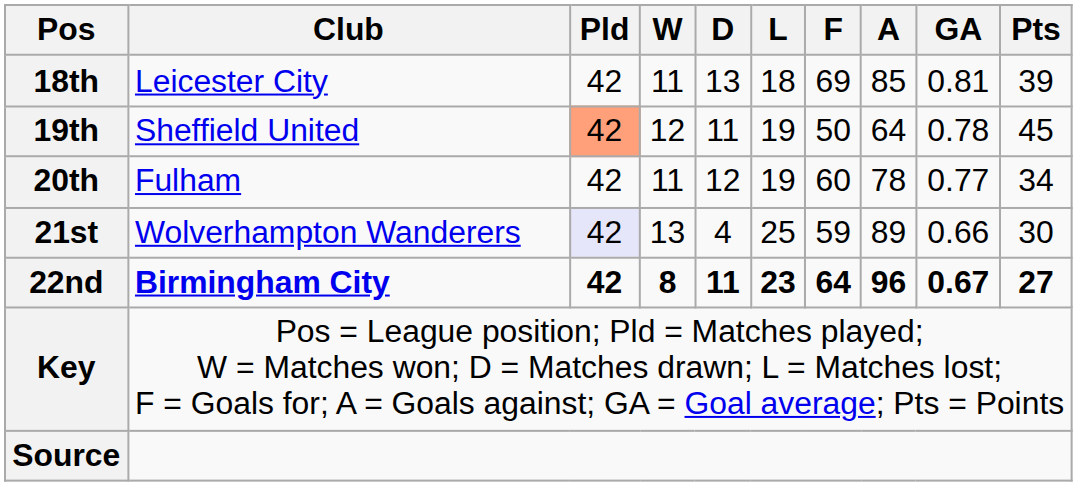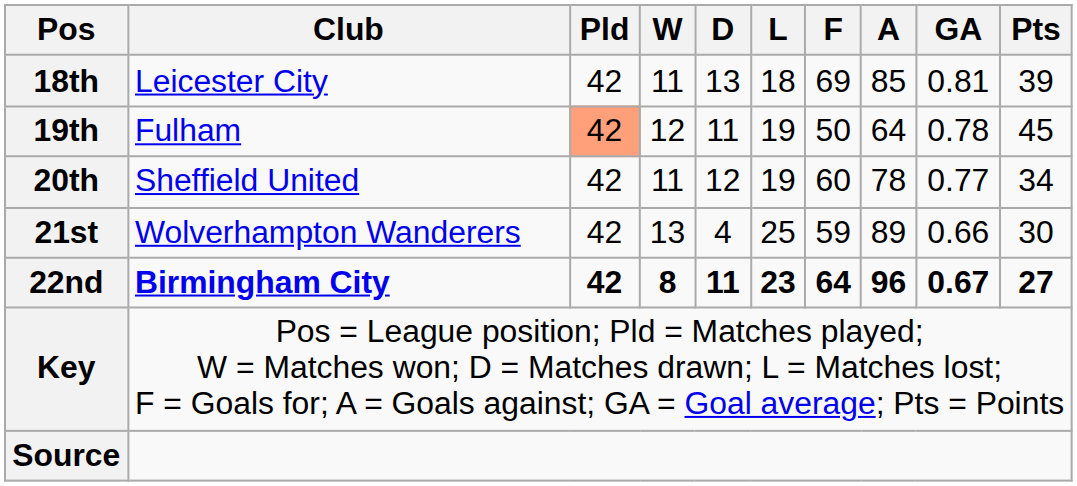(247, 130) Sheffield United -> (188, 130) Fulham
(188, 181) Fulham -> (247, 181) Sheffield United
(605, 231) lavender background -> (605, 231) no background
